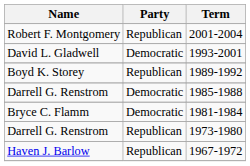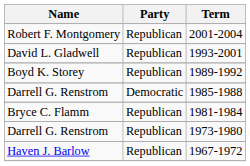(155, 53) Democratic -> (154, 53) Republican
(155, 111) Democratic -> (154, 111) Republican
